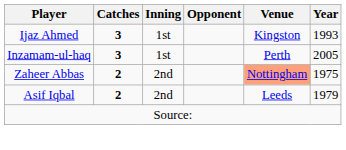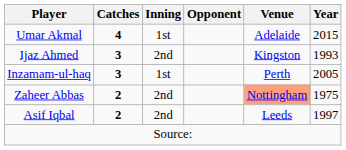+ row: (49, 34)
(163, 34) 1st -> (163, 54) 2nd
(326, 94) 1979 -> (326, 114) 1997
